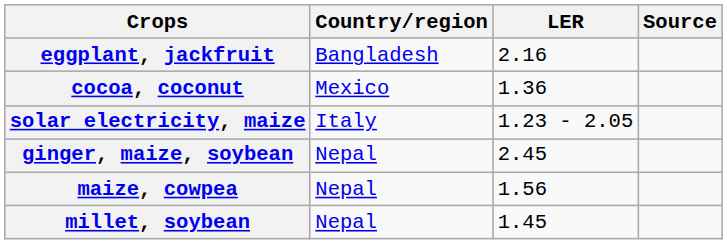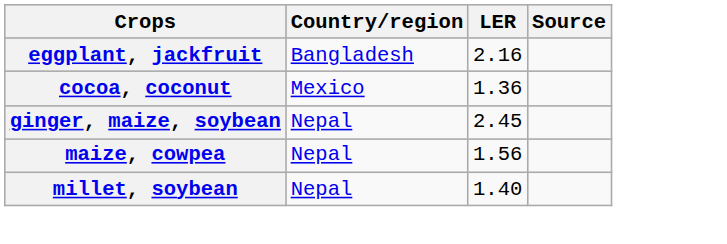- row: (158, 122)
(522, 222) 1.45 -> (498, 189) 1.40
